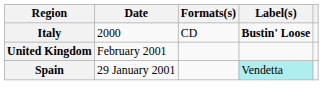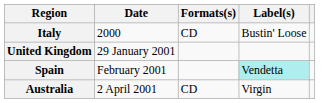(276, 32) bold -> (274, 32) normal
(132, 51) February 2001 -> (136, 51) 29 January 2001
(136, 70) 29 January 2001 -> (132, 70) February 2001
+ row: (49, 88)
